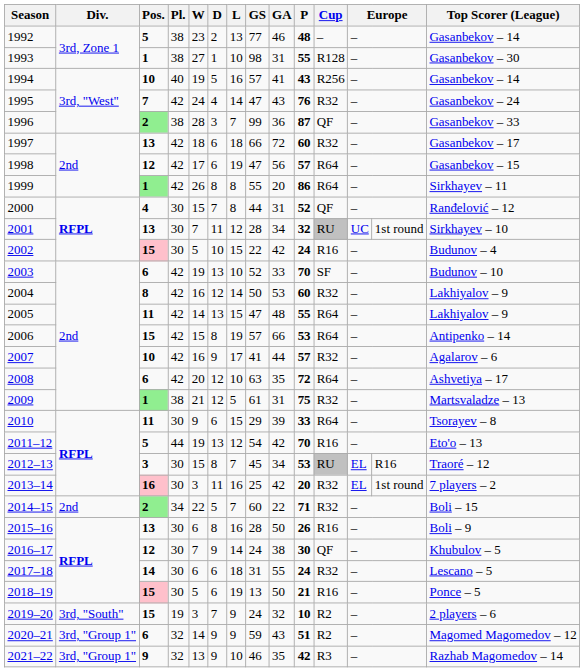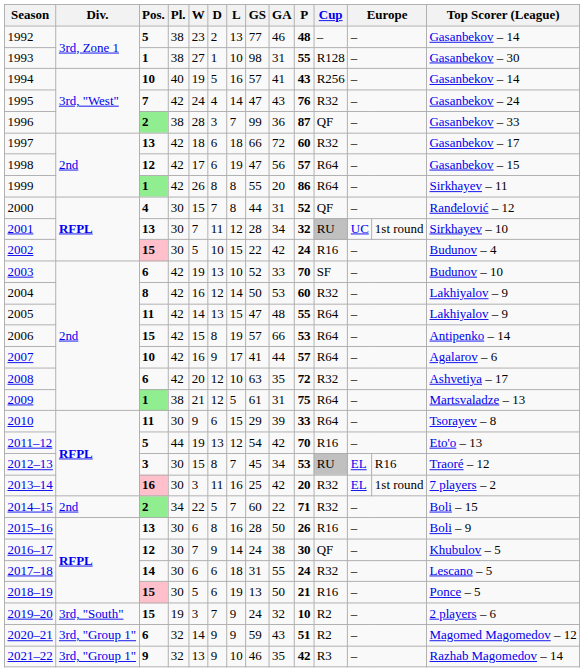(327, 357) R32 -> (327, 357) R64
(327, 378) R64 -> (327, 378) R32
(327, 400) R32 -> (327, 400) R64
